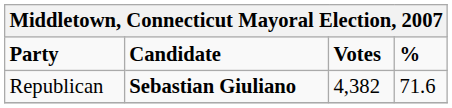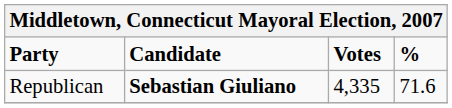(357, 86) 4,382 -> (357, 86) 4,335
